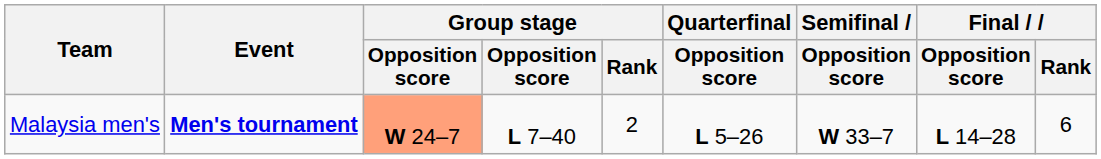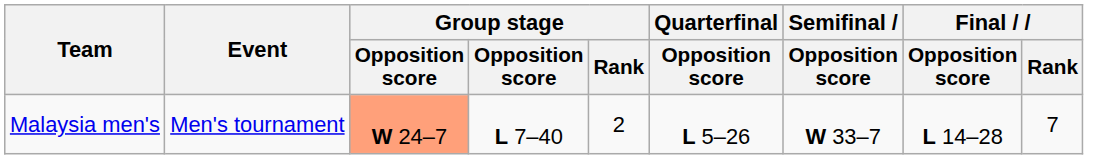(264, 125) bold -> (257, 125) normal
(1066, 125) 6 -> (1053, 125) 7
